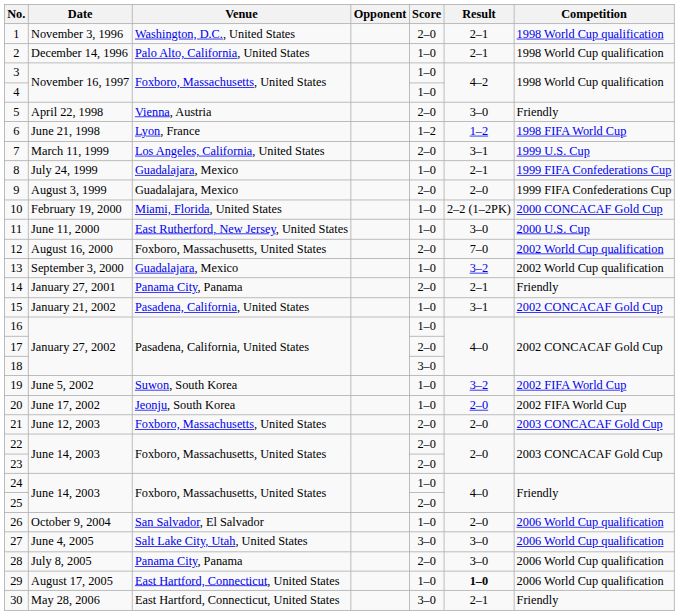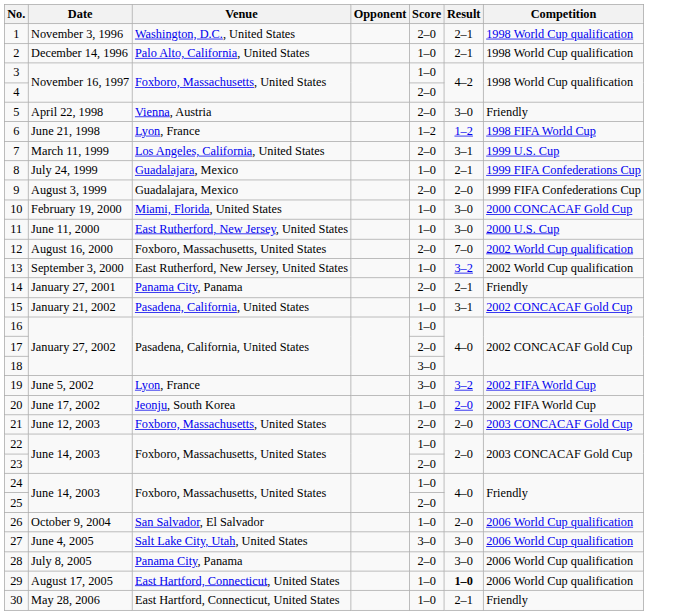(427, 92) 1–0 -> (427, 92) 2–0
(479, 209) 2–2 (1–2PK) -> (464, 209) 3–0
(187, 268) Guadalajara, Mexico -> (241, 268) East Rutherford, New Jersey, United States
(186, 385) Suwon, South Korea -> (167, 385) Lyon, France
(427, 385) 1–0 -> (427, 385) 3–0
(427, 444) 2–0 -> (427, 444) 1–0
(427, 600) 3–0 -> (427, 600) 1–0
